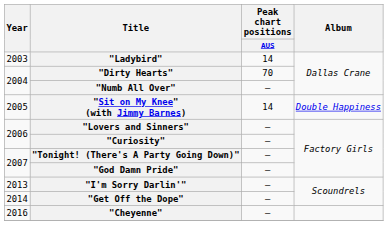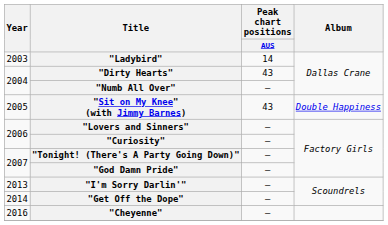(268, 73) 70 -> (268, 73) 43
(268, 107) 14 -> (268, 107) 43
